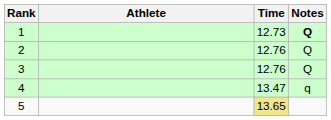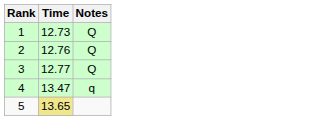- column: (146, 13)
(307, 32) bold -> (92, 32) normal
(271, 69) 12.76 -> (56, 69) 12.77
